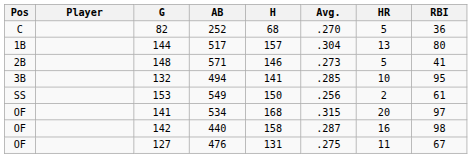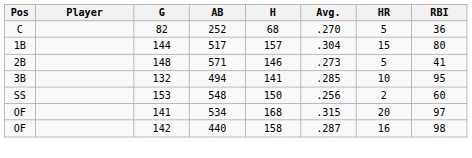(384, 46) 13 -> (384, 46) 15
(217, 95) 549 -> (217, 95) 548
(439, 95) 61 -> (439, 95) 60
- row: (162, 145)
